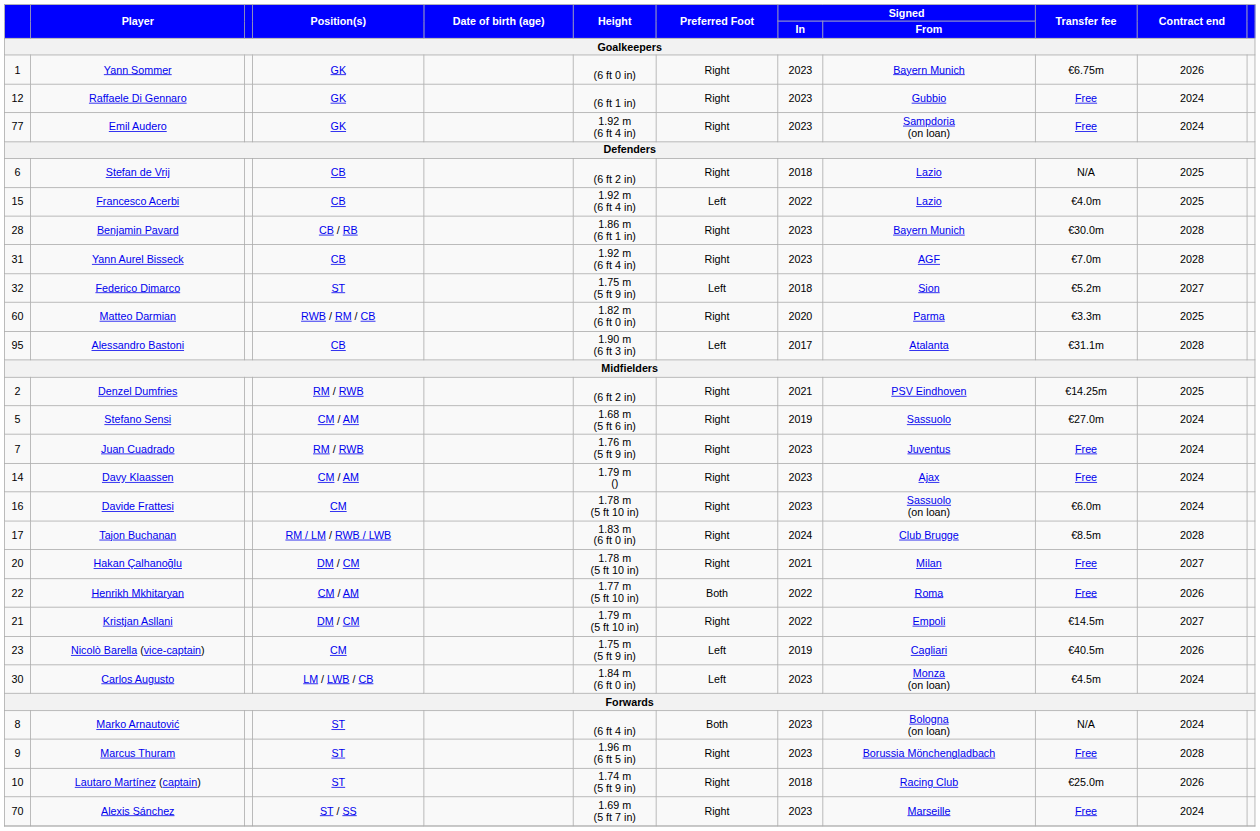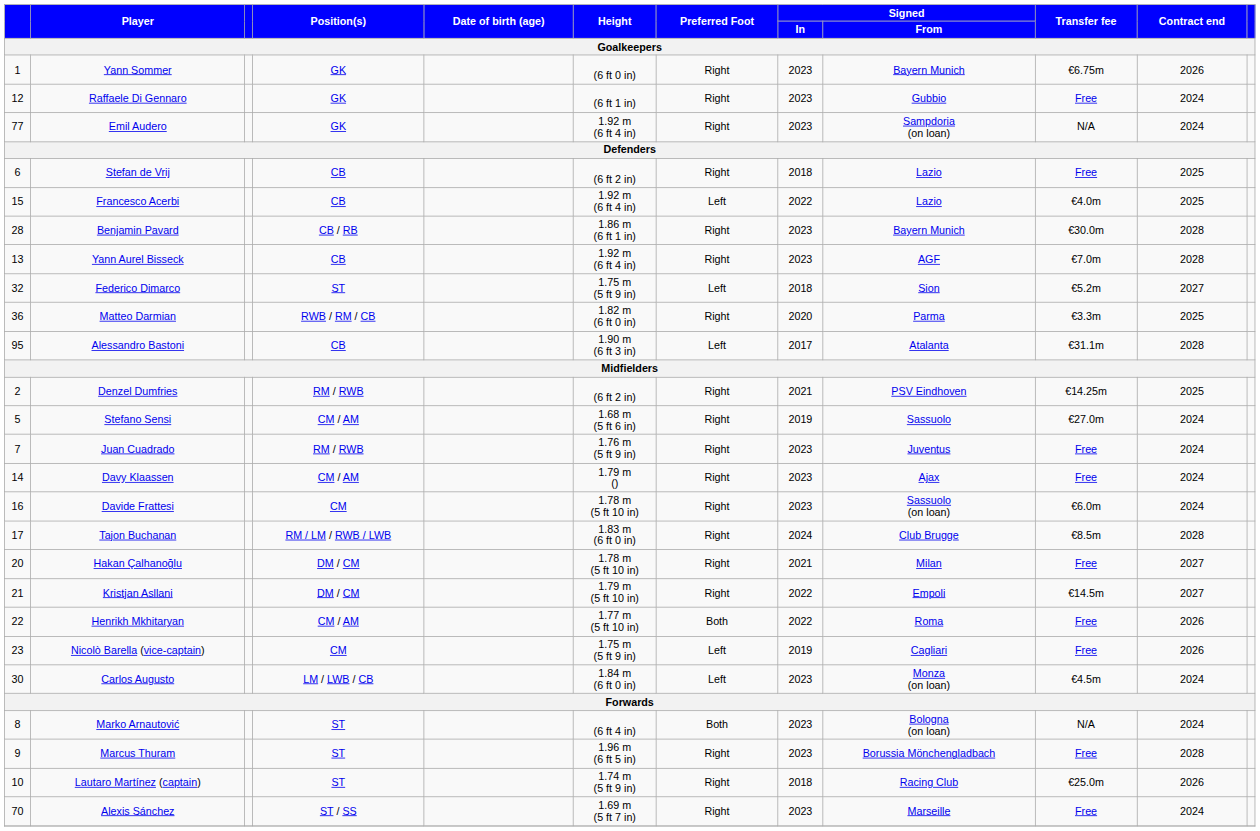(1086, 127) Free -> (1086, 127) N/A
(1086, 172) N/A -> (1086, 172) Free
(18, 259) 31 -> (18, 259) 13
(18, 316) 60 -> (18, 316) 36
rows swapped: (138, 621) <-> (138, 592)
(1086, 650) €40.5m -> (1086, 650) Free
